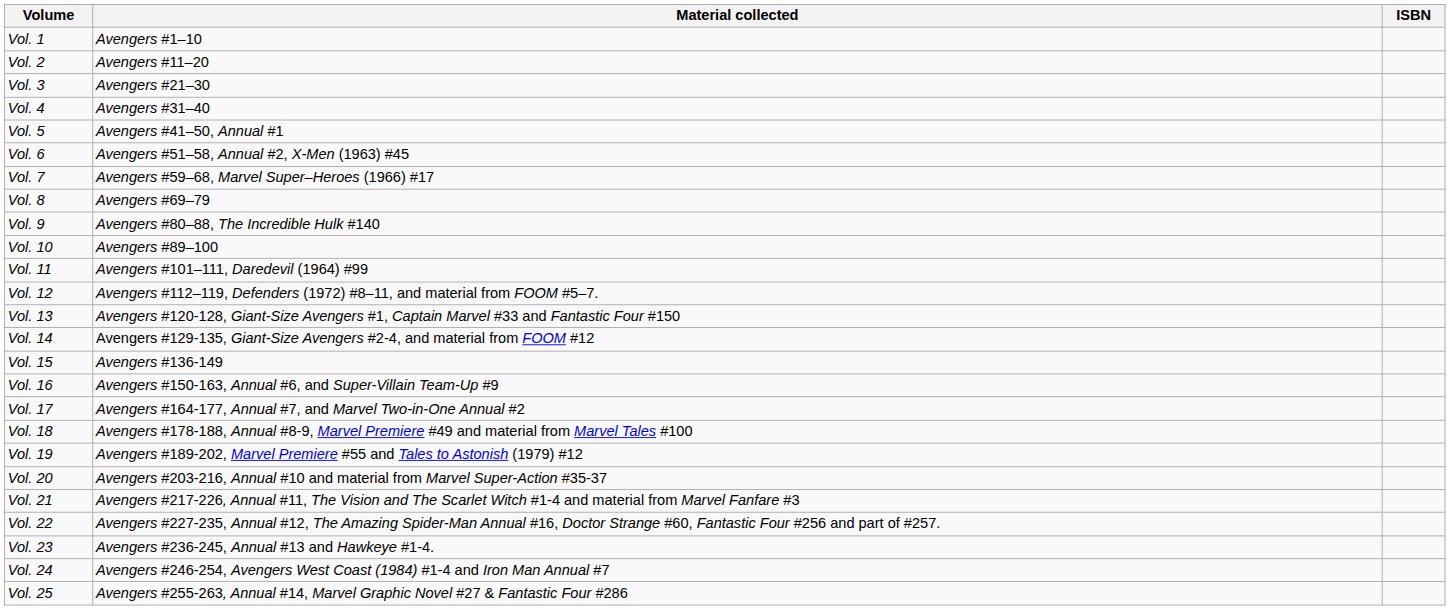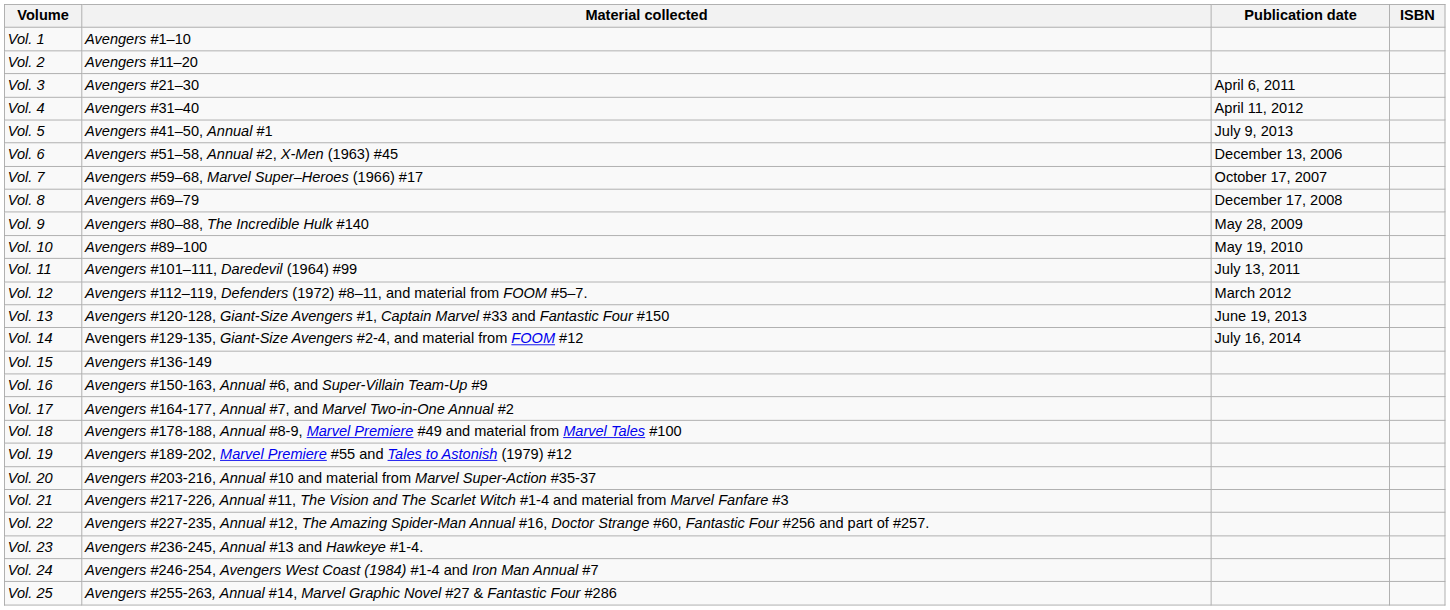+ column: (1301, 16)
